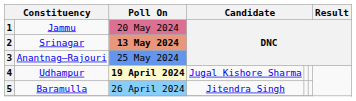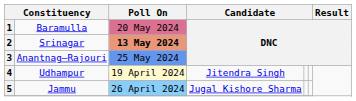(62, 27) Jammu -> (62, 27) Baramulla
(148, 73) bold -> (148, 73) normal
(245, 73) Jugal Kishore Sharma -> (245, 73) Jitendra Singh
(62, 88) Baramulla -> (62, 88) Jammu
(245, 88) Jitendra Singh -> (245, 88) Jugal Kishore Sharma
